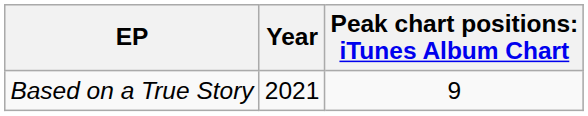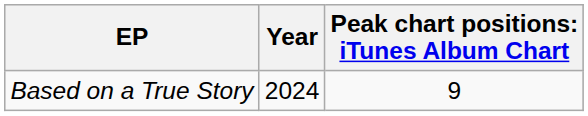(292, 90) 2021 -> (292, 90) 2024
